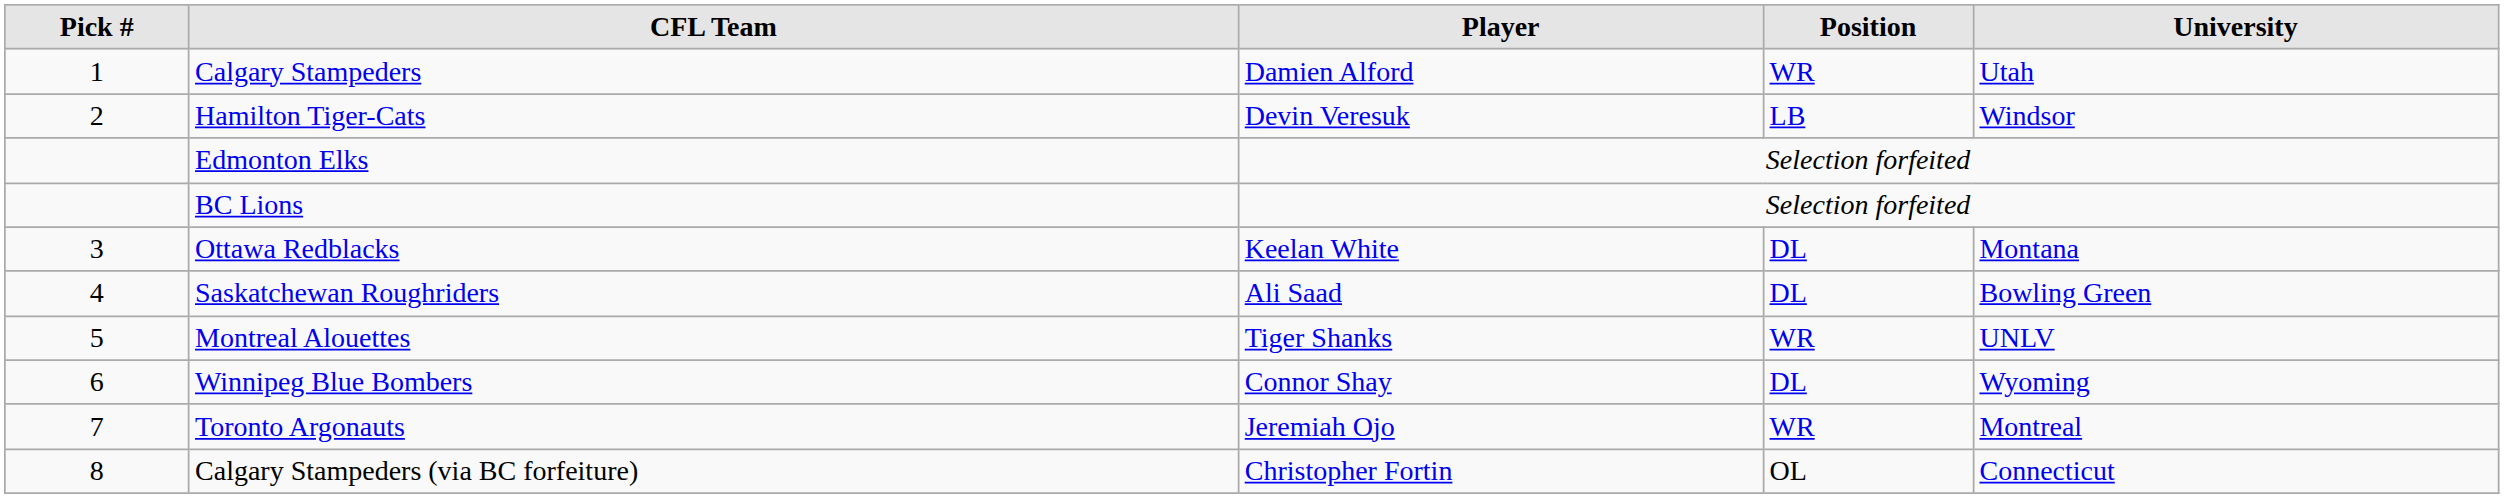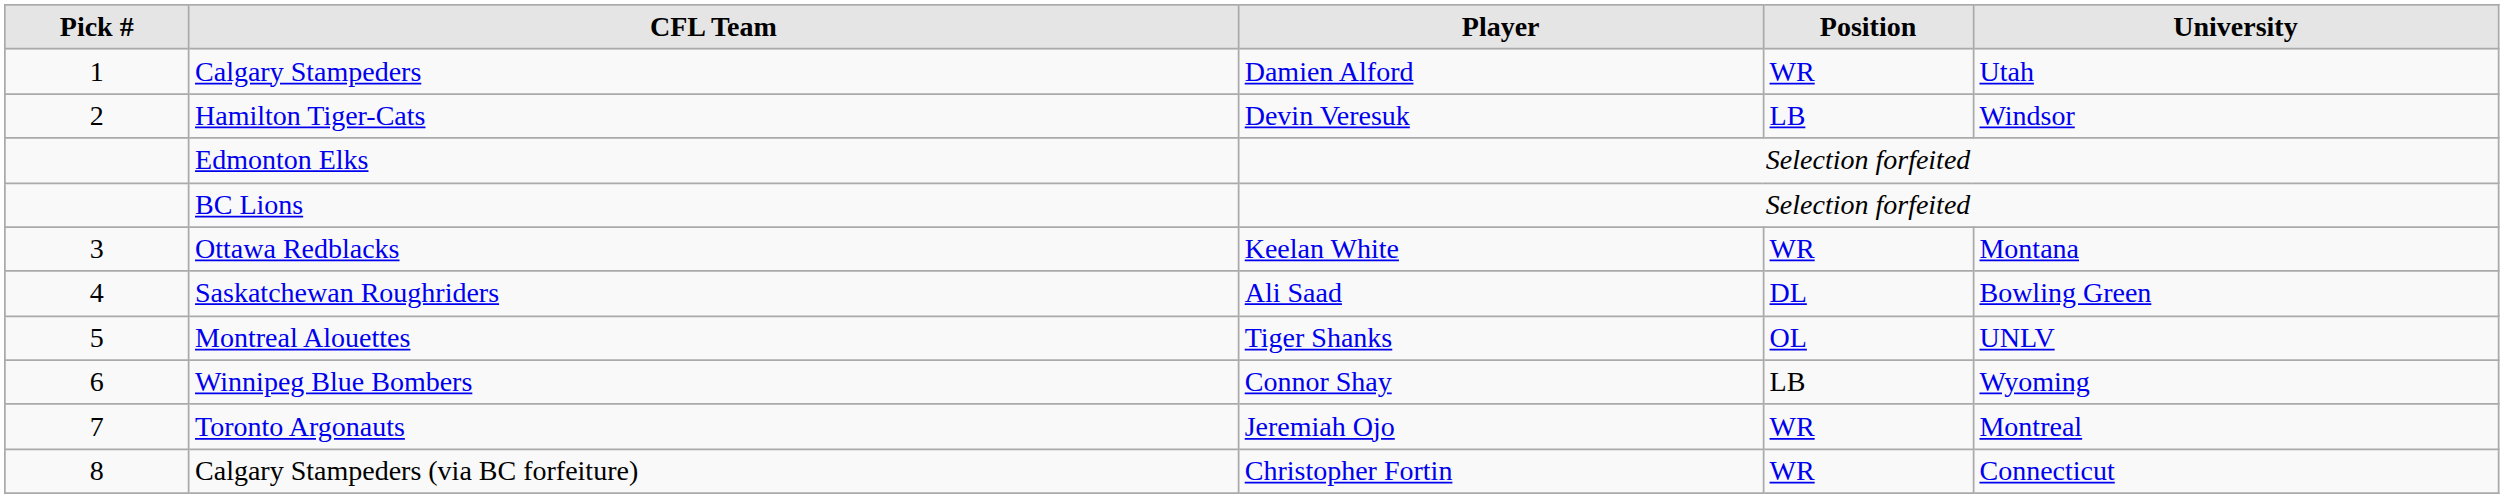(1788, 248) DL -> (1792, 248) WR
(1792, 337) WR -> (1788, 337) OL
(1788, 381) DL -> (1787, 381) LB
(1788, 470) OL -> (1792, 470) WR
